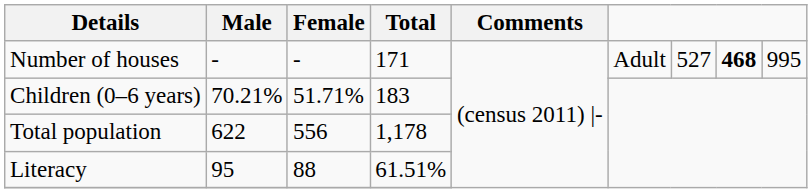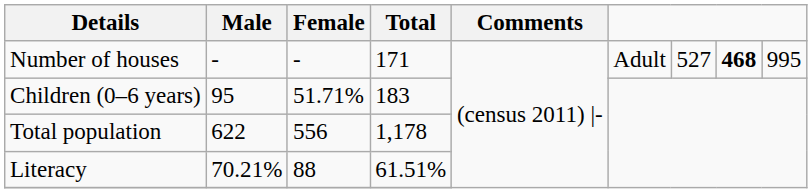(247, 95) 70.21% -> (223, 95) 95
(223, 168) 95 -> (247, 168) 70.21%
